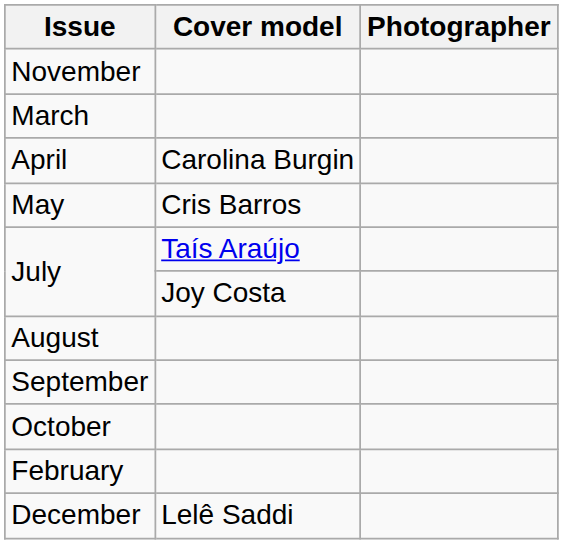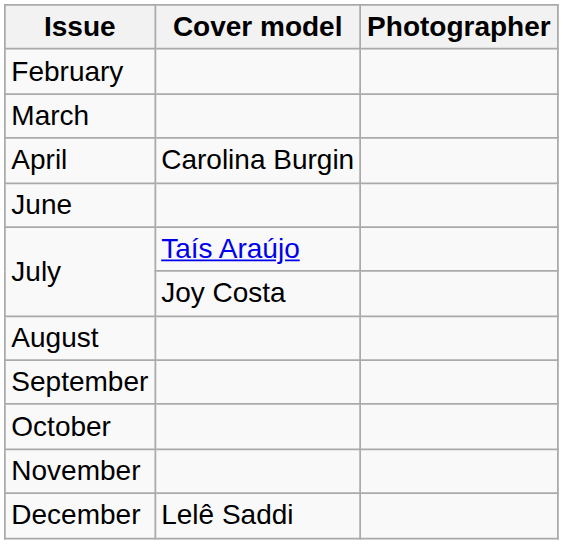rows swapped: (67, 470) <-> (76, 71)
- row: (38, 204)
+ row: (42, 204)
